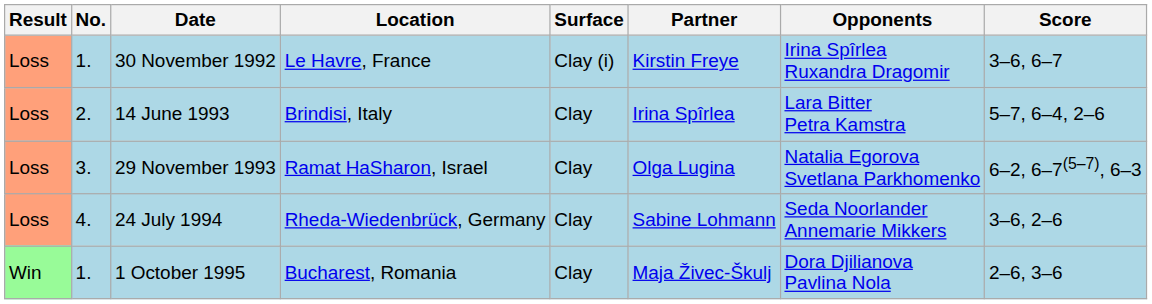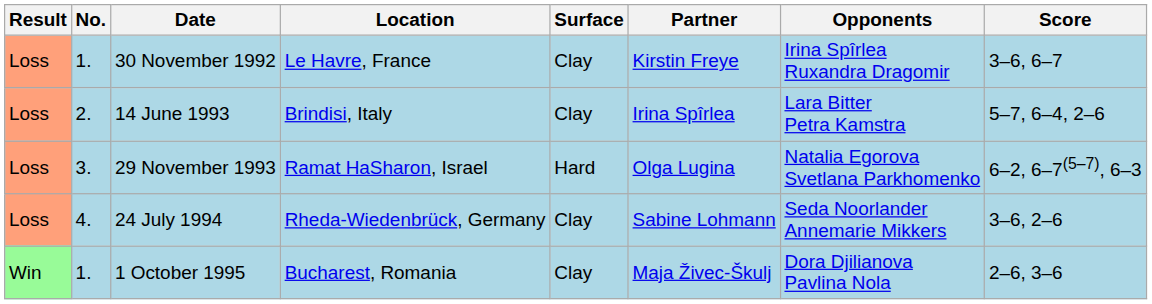(584, 61) Clay (i) -> (573, 61) Clay
(573, 166) Clay -> (575, 166) Hard
